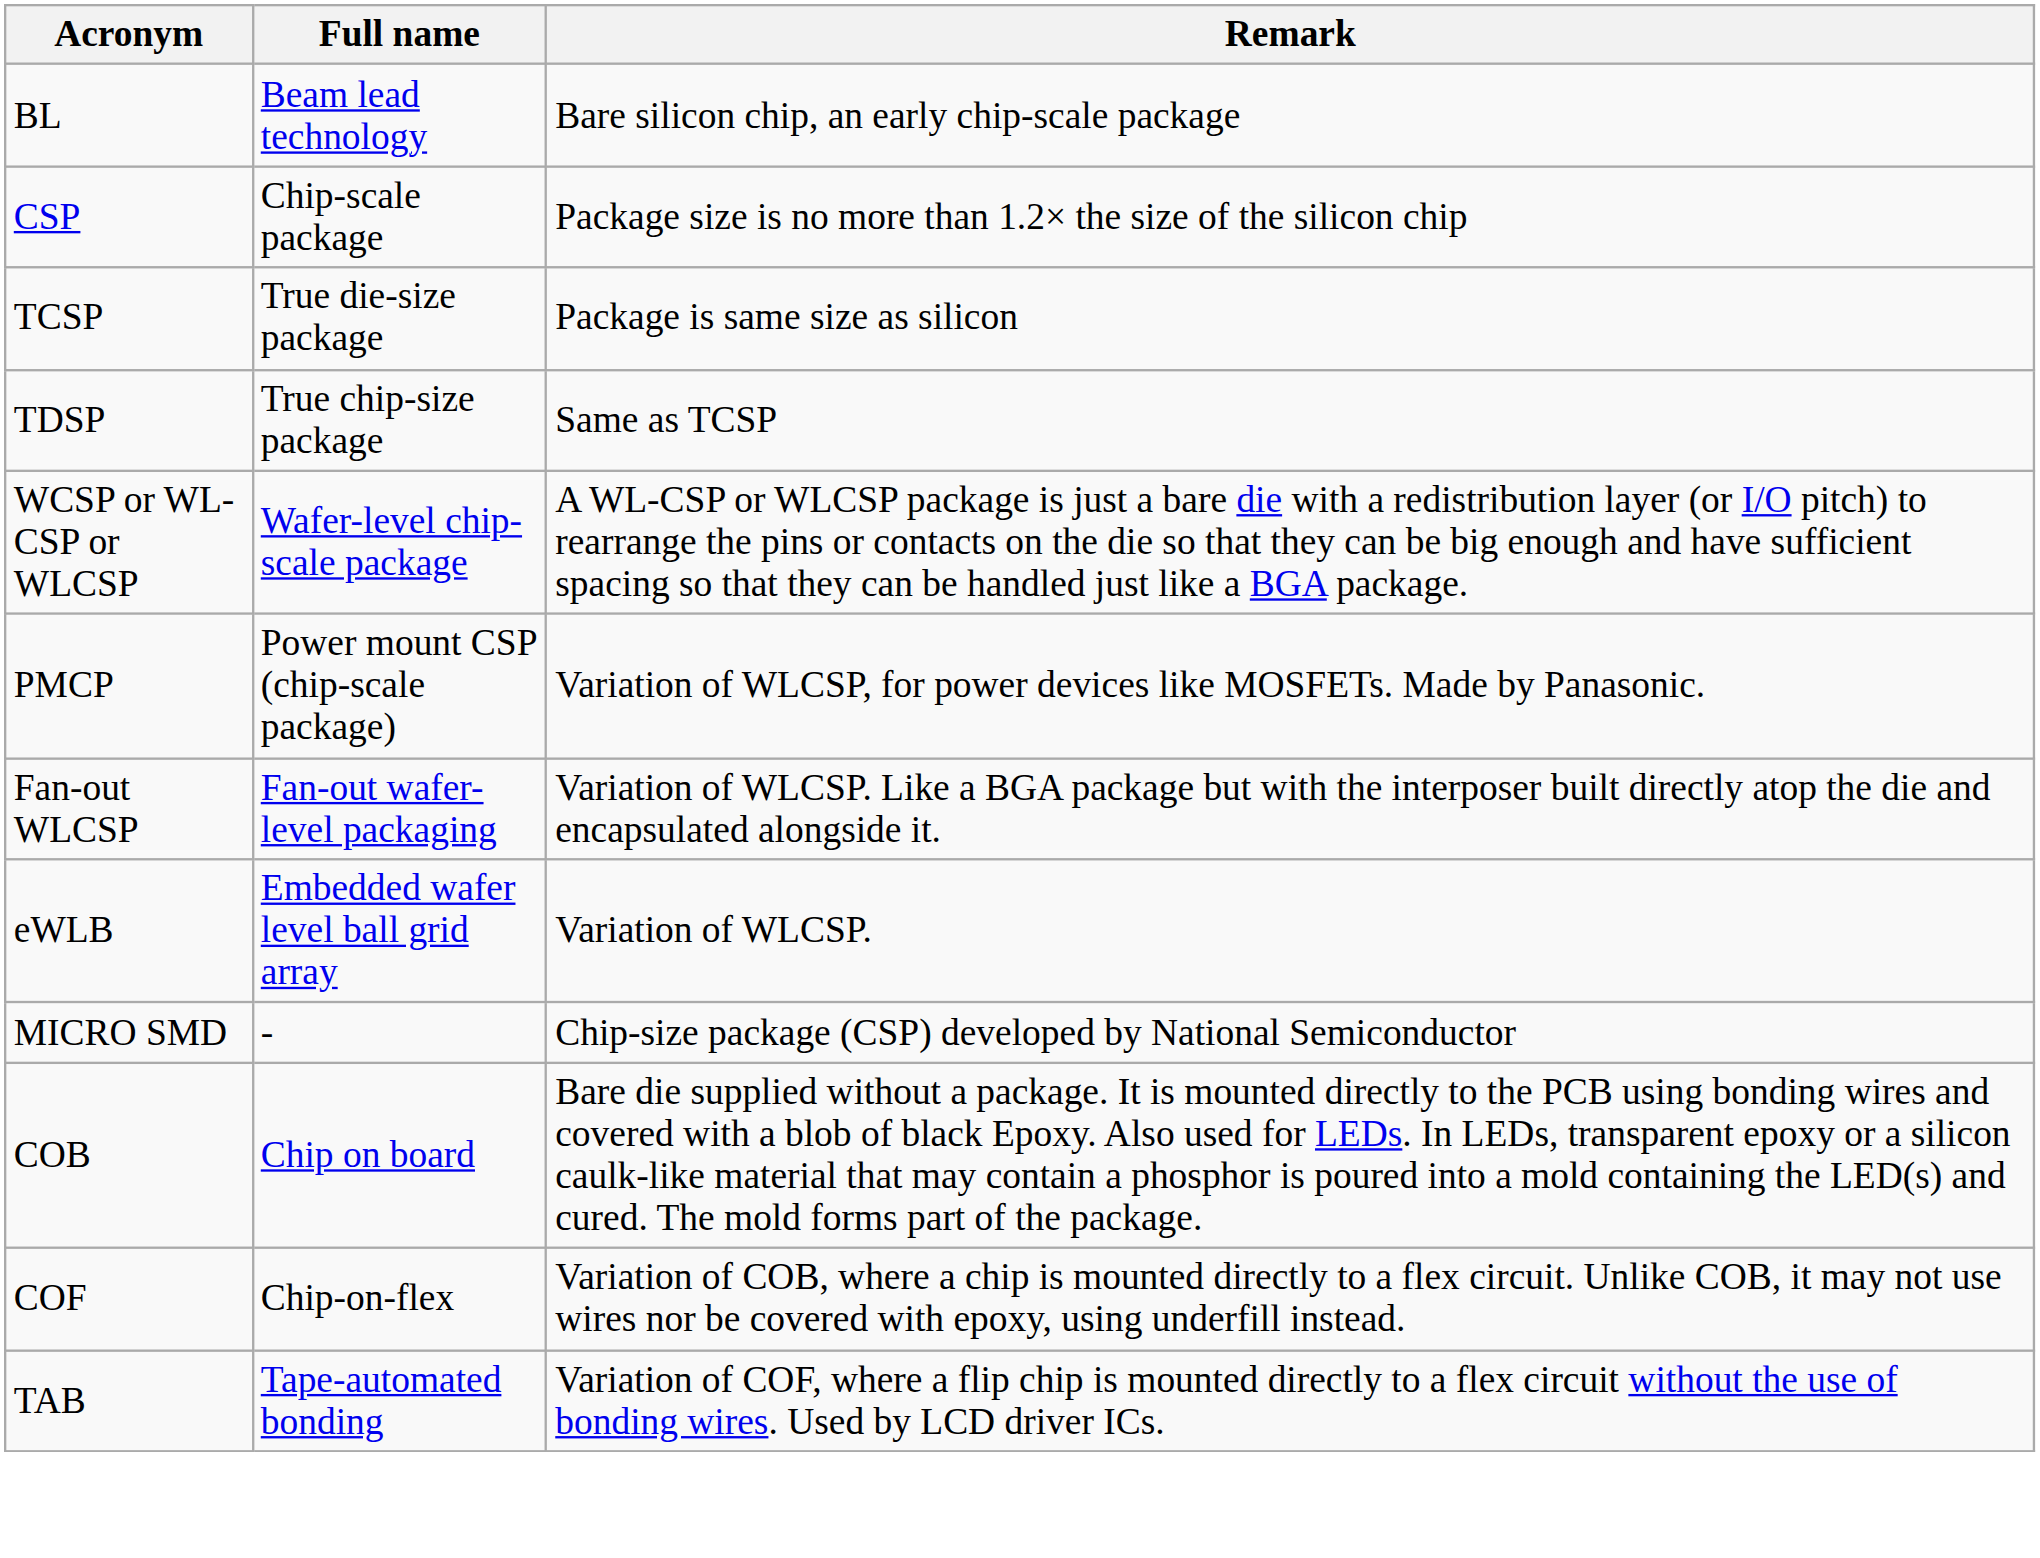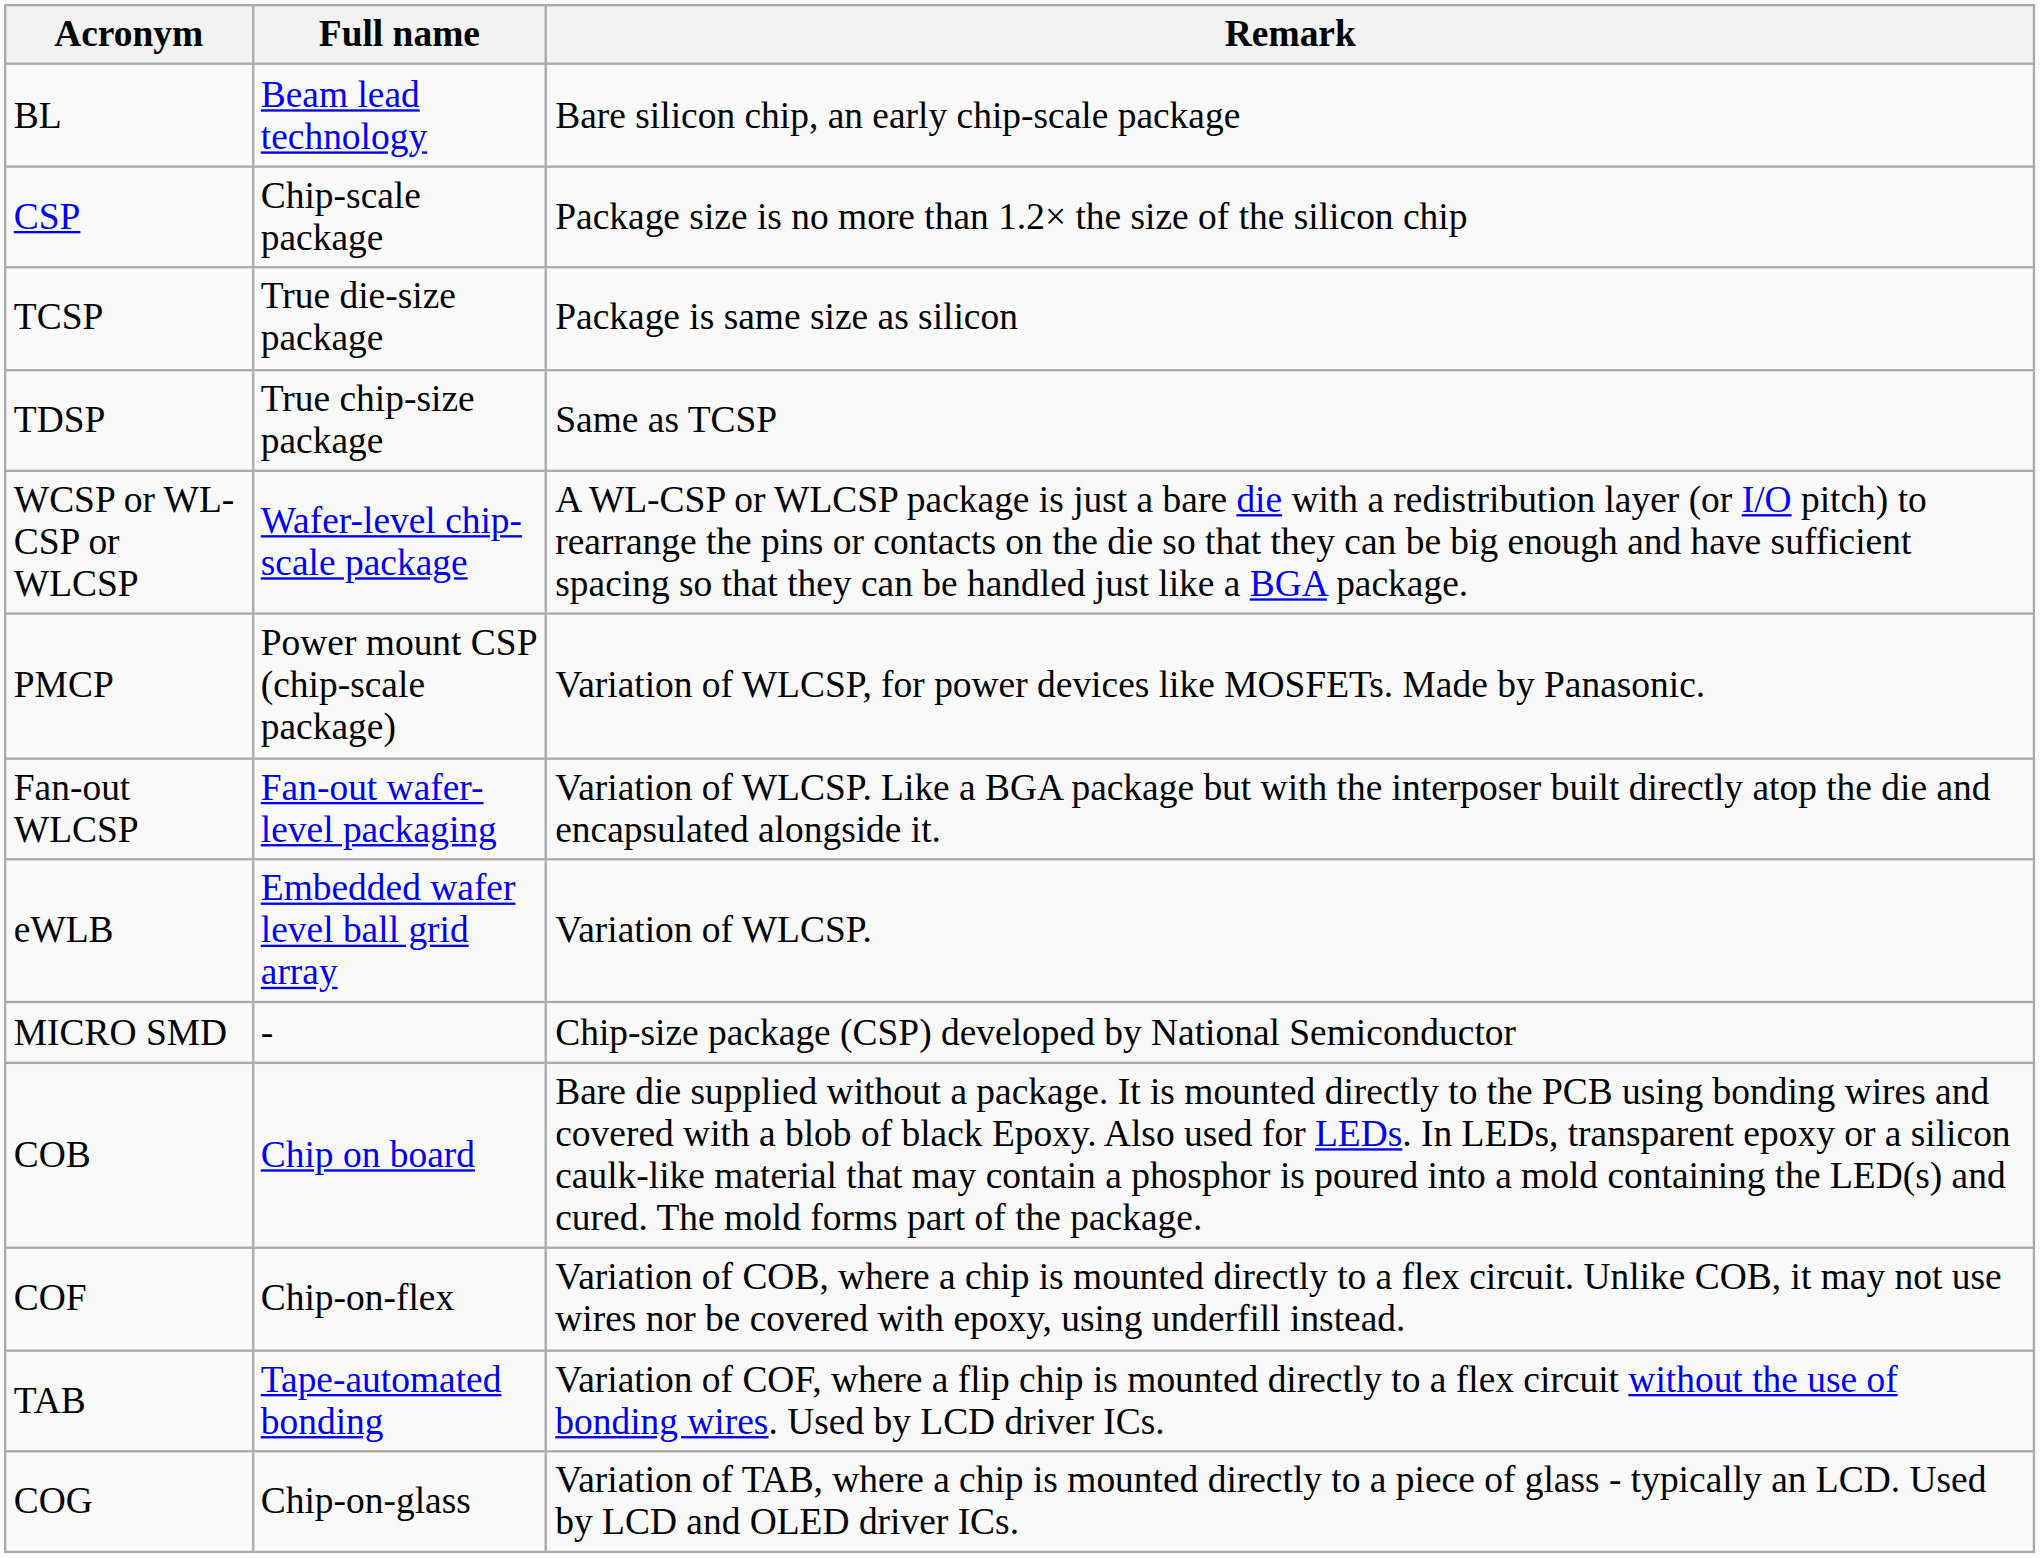+ row: (53, 1501)
